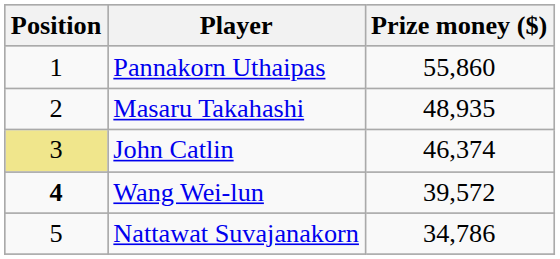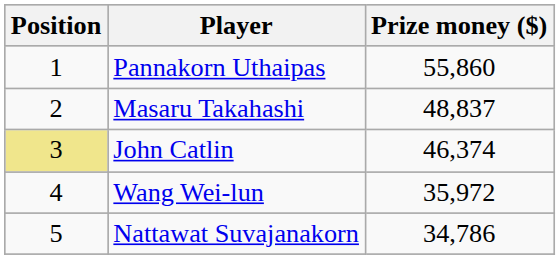(459, 108) 48,935 -> (459, 108) 48,837
(56, 191) bold -> (56, 191) normal
(459, 191) 39,572 -> (459, 191) 35,972
